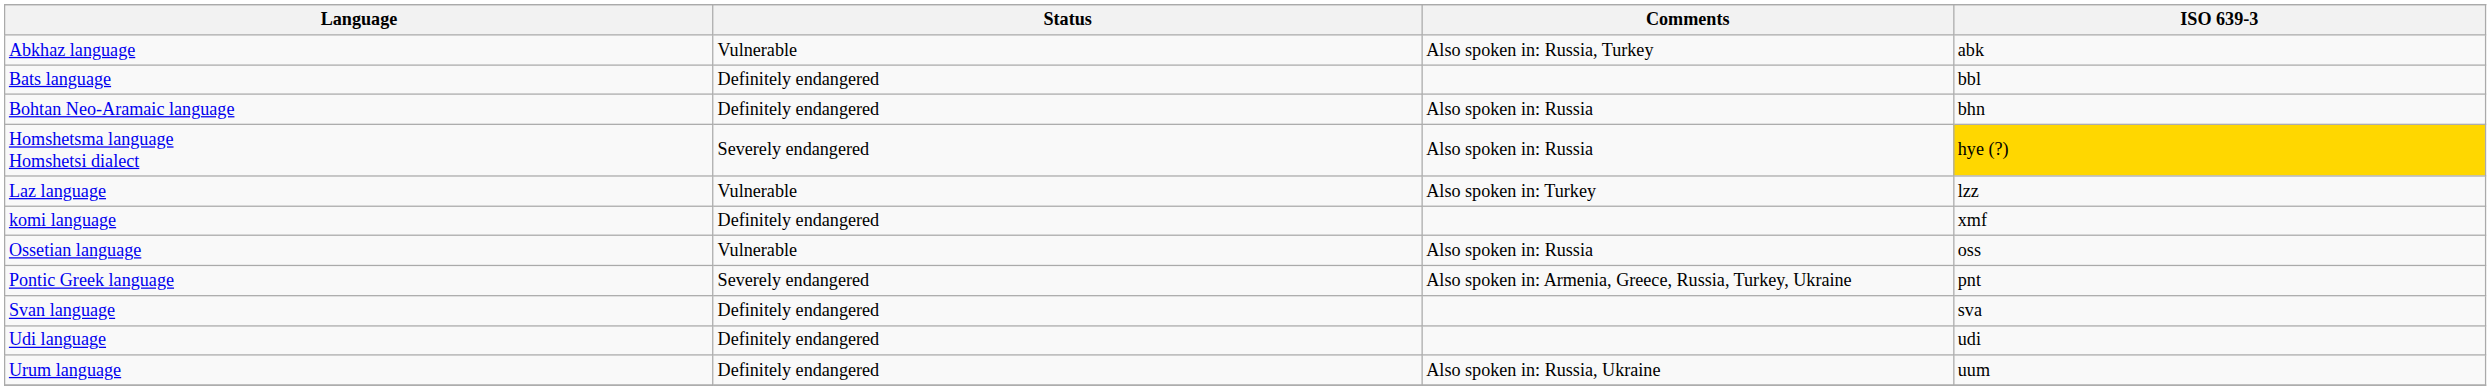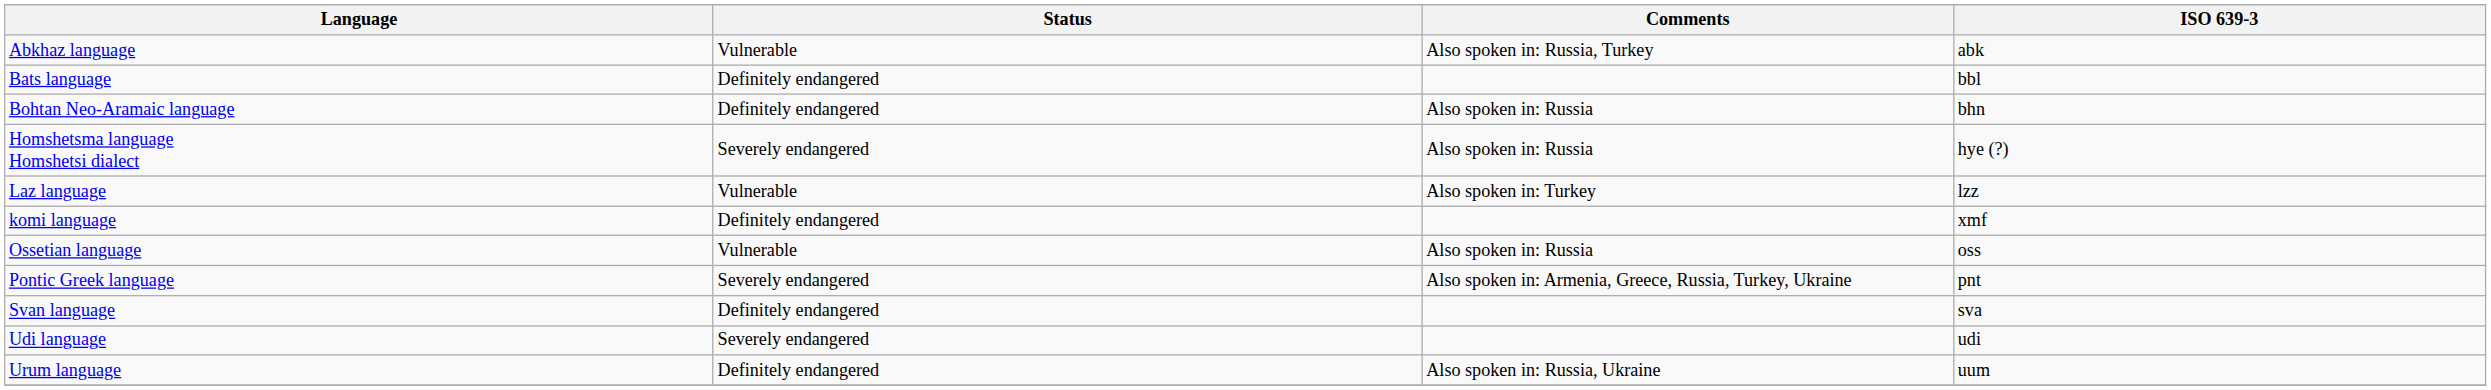(1983, 150) gold background -> (1983, 150) no background
(798, 340) Definitely endangered -> (793, 340) Severely endangered
